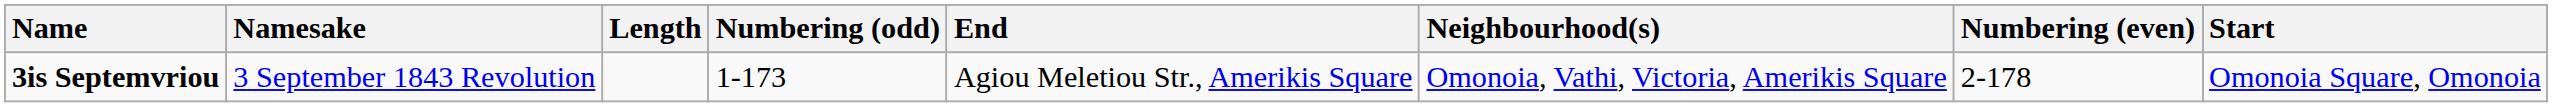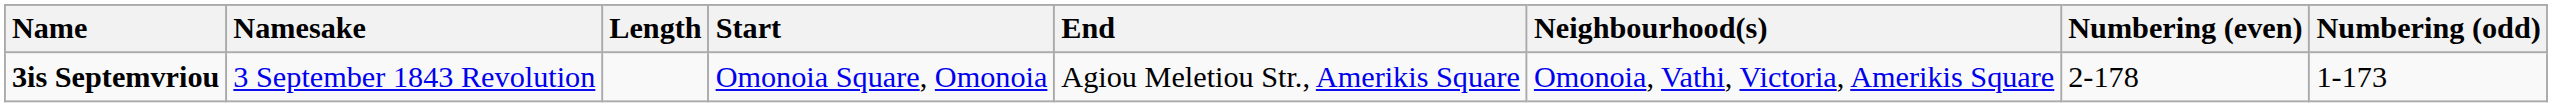columns swapped: (2242, 28) <-> (828, 28)
